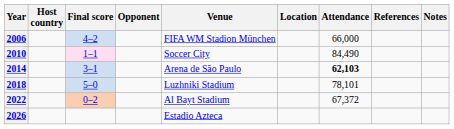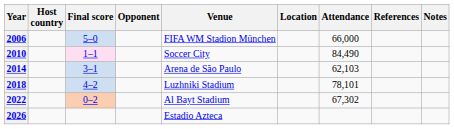(90, 38) 4–2 -> (90, 38) 5–0
(345, 69) bold -> (345, 69) normal
(90, 85) 5–0 -> (90, 85) 4–2
(345, 100) 67,372 -> (345, 100) 67,302
